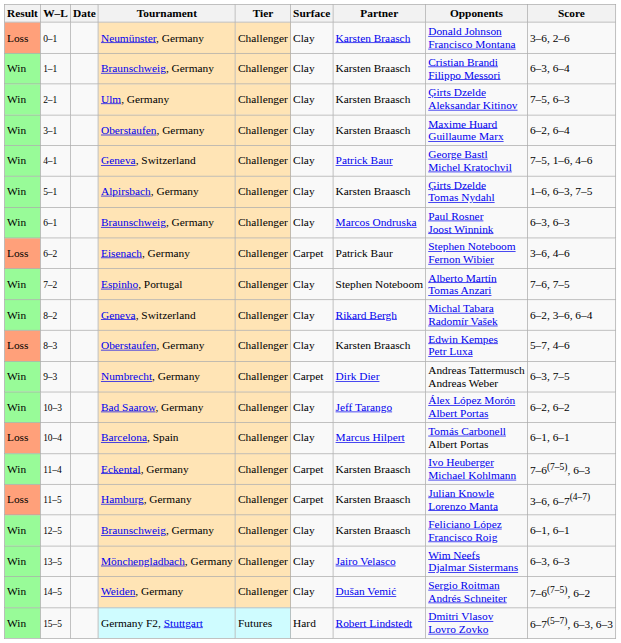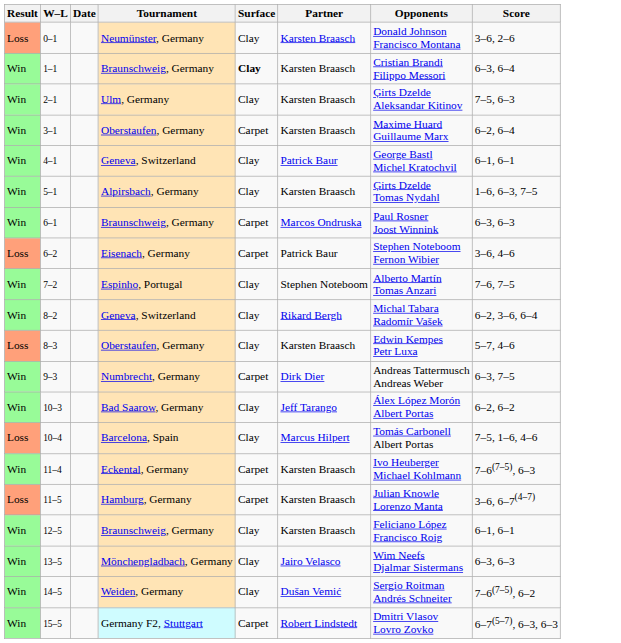- column: (263, 13)
(304, 68) normal -> (249, 68) bold
(304, 130) Clay -> (253, 130) Carpet
(561, 161) 7–5, 1–6, 4–6 -> (495, 161) 6–1, 6–1
(304, 222) Clay -> (253, 222) Carpet
(550, 438) 6–1, 6–1 -> (506, 438) 7–5, 1–6, 4–6
(304, 623) Hard -> (253, 623) Carpet
